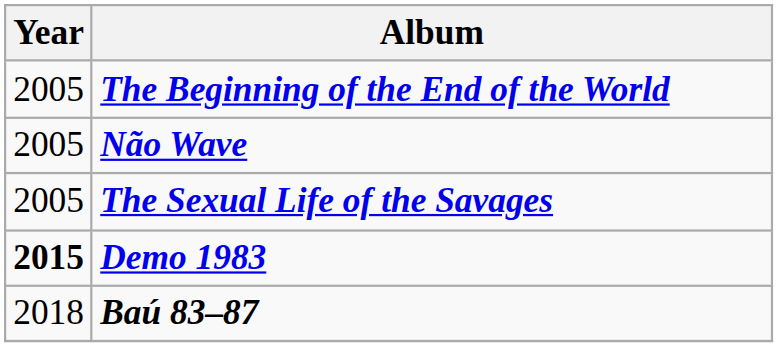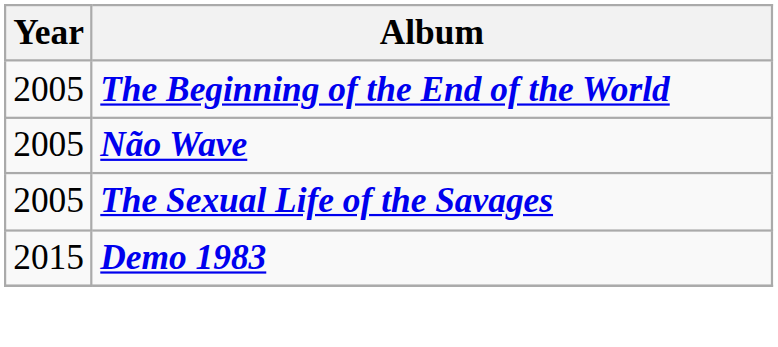(49, 256) bold -> (49, 256) normal
- row: (179, 312)
